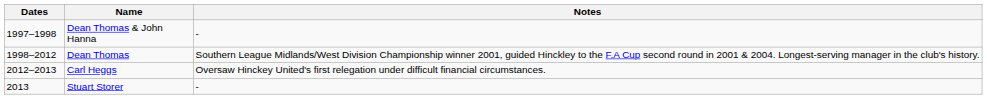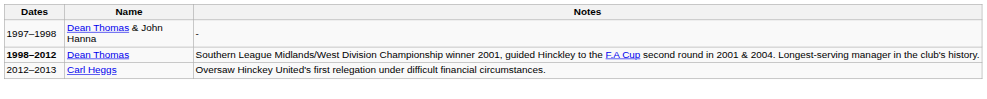(31, 54) normal -> (31, 54) bold
- row: (95, 86)
